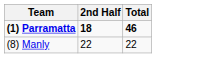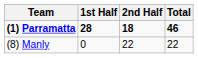+ column: (99, 12)
